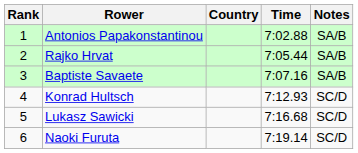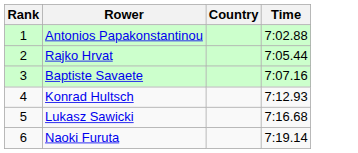- column: (332, 14)
